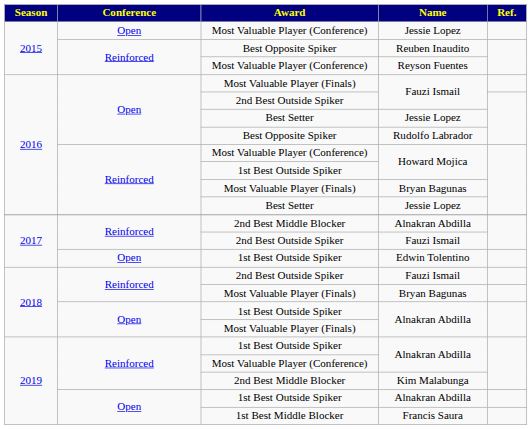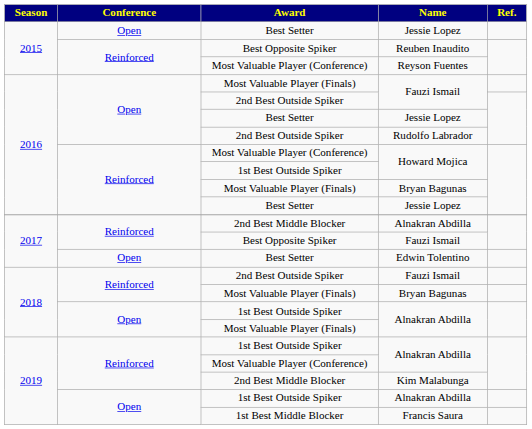(290, 30) Most Valuable Player (Conference) -> (290, 30) Best Setter
(290, 135) Best Opposite Spiker -> (290, 135) 2nd Best Outside Spiker
(290, 240) 2nd Best Outside Spiker -> (290, 240) Best Opposite Spiker
(290, 258) 1st Best Outside Spiker -> (290, 258) Best Setter
